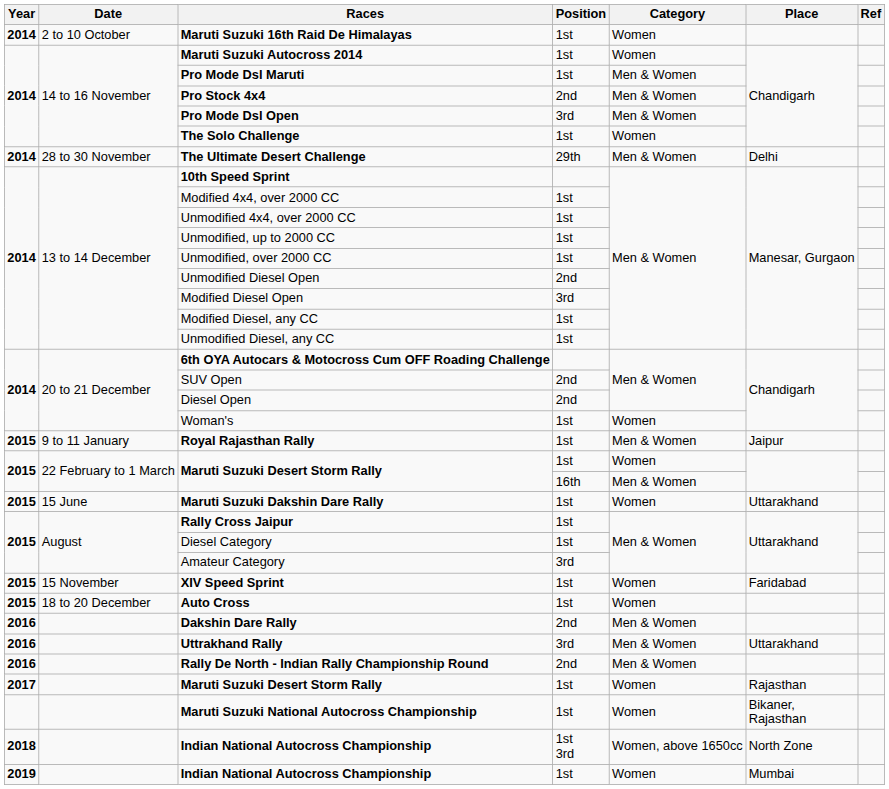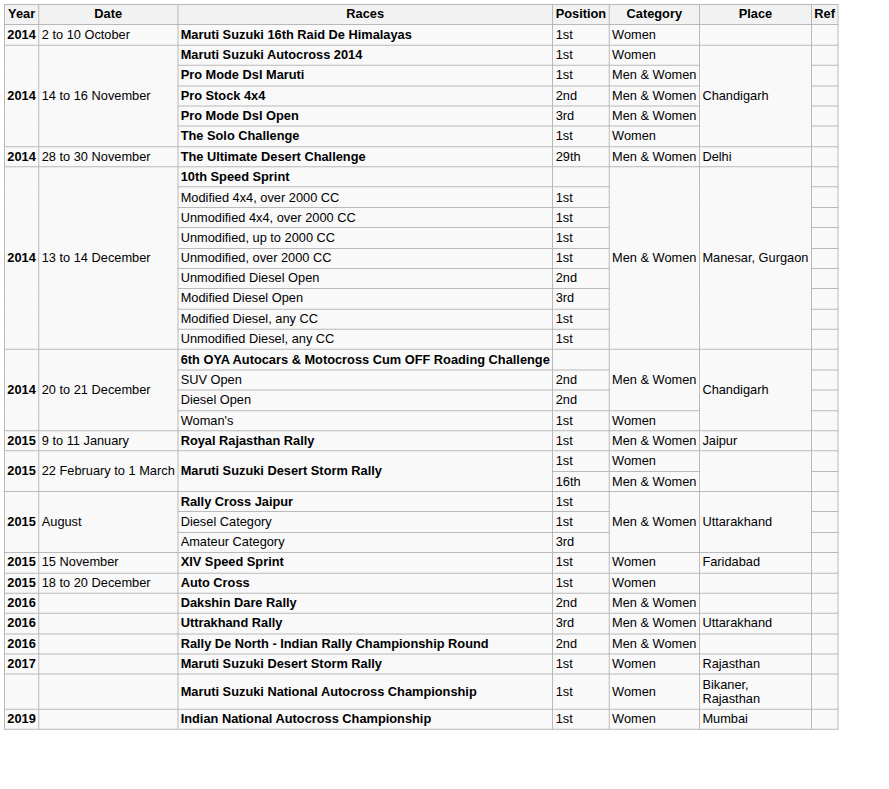- row: (22, 501)
- row: (22, 746)
